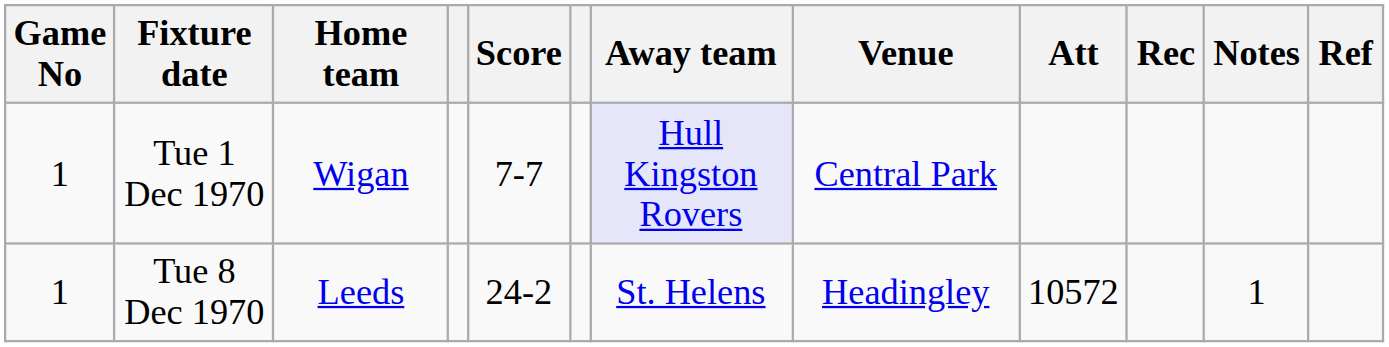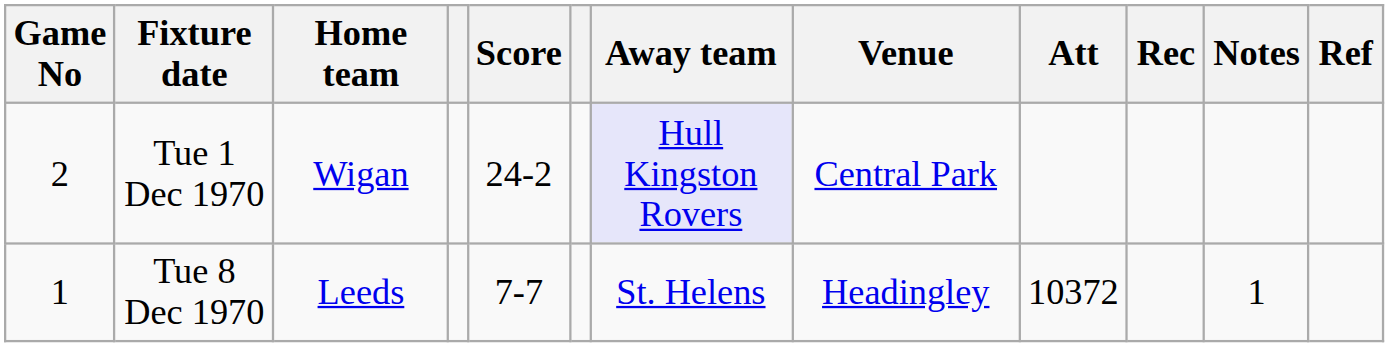(60, 172) 1 -> (60, 172) 2
(519, 172) 7-7 -> (519, 172) 24-2
(519, 291) 24-2 -> (519, 291) 7-7
(1073, 291) 10572 -> (1073, 291) 10372
